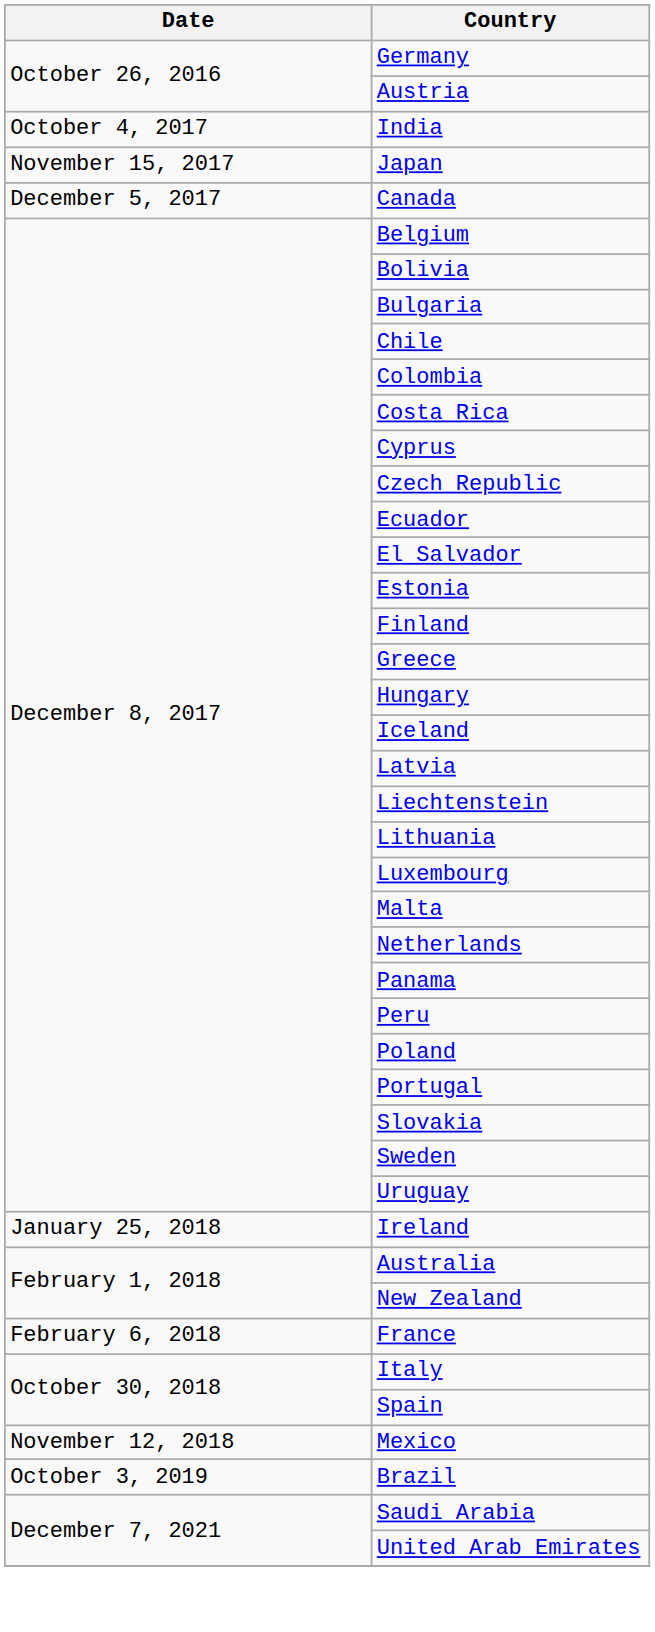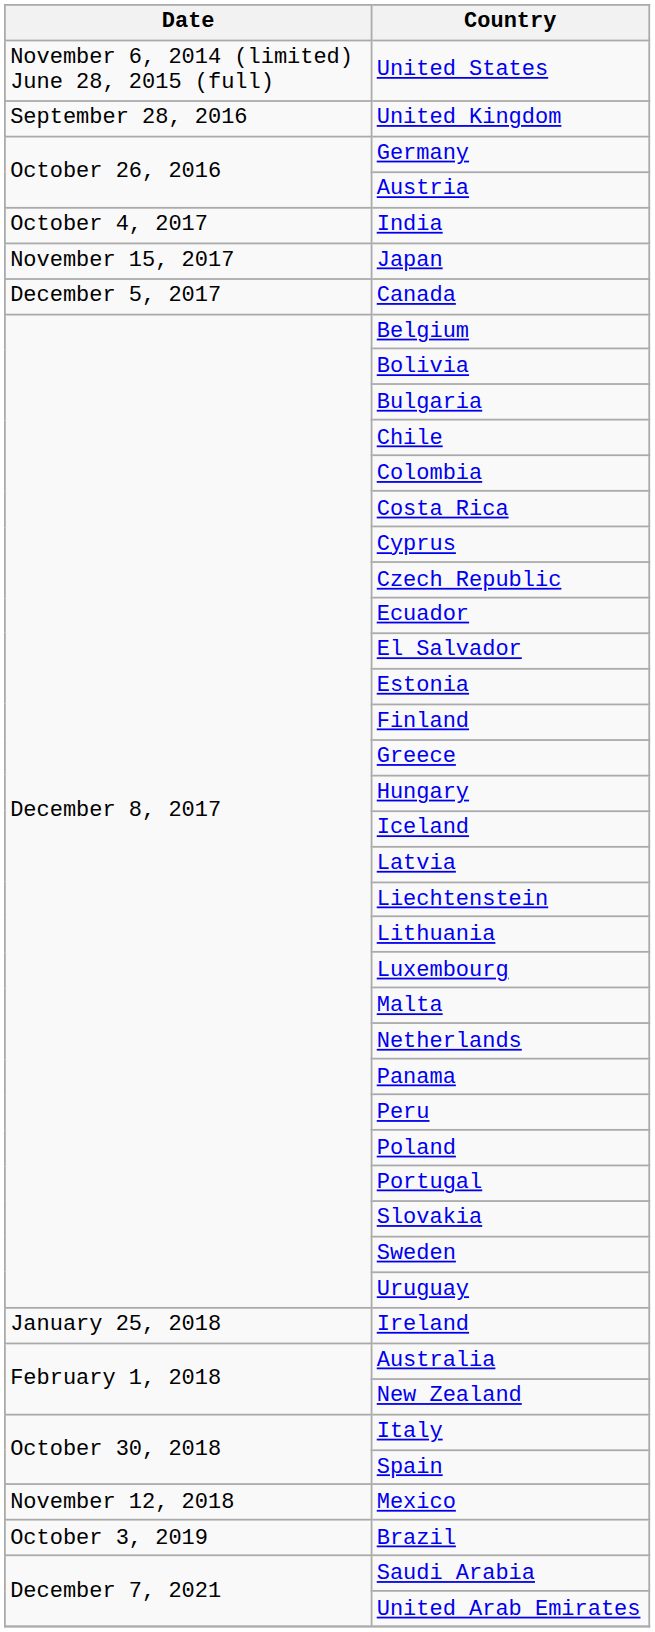+ row: (462, 71)
+ row: (469, 119)
- row: (416, 1336)
